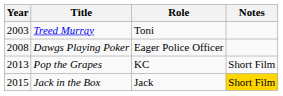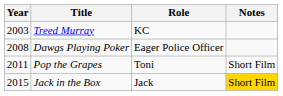(144, 30) Toni -> (142, 30) KC
(18, 64) 2013 -> (18, 64) 2011
(142, 64) KC -> (144, 64) Toni
